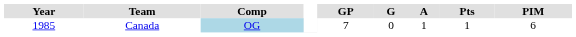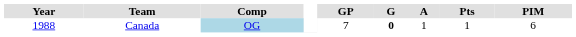(44, 25) 1985 -> (44, 25) 1988
(391, 25) normal -> (391, 25) bold
